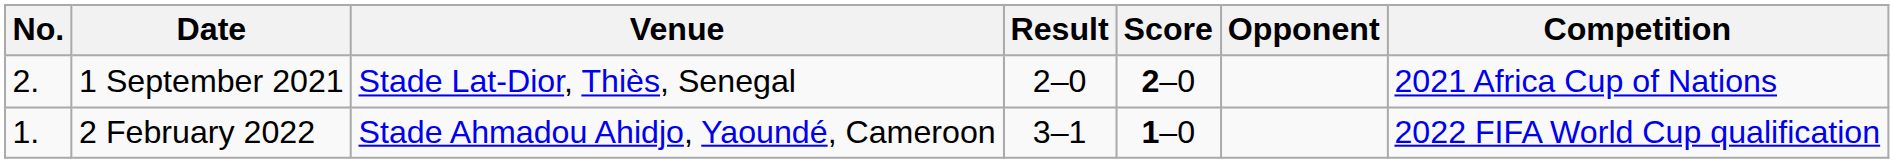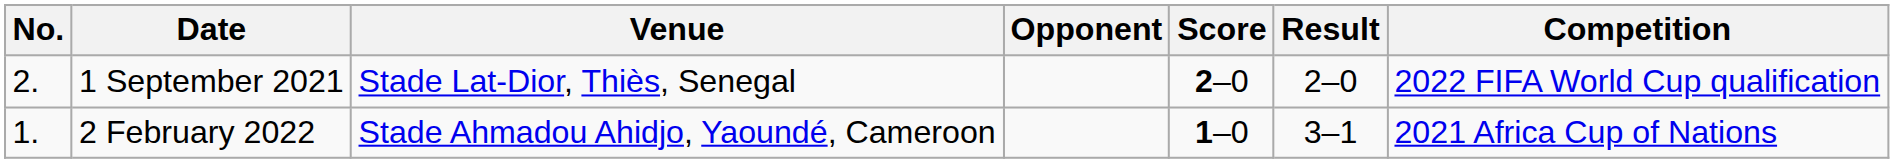columns swapped: (1304, 30) <-> (1060, 30)
(1586, 81) 2021 Africa Cup of Nations -> (1637, 81) 2022 FIFA World Cup qualification
(1637, 132) 2022 FIFA World Cup qualification -> (1586, 132) 2021 Africa Cup of Nations
